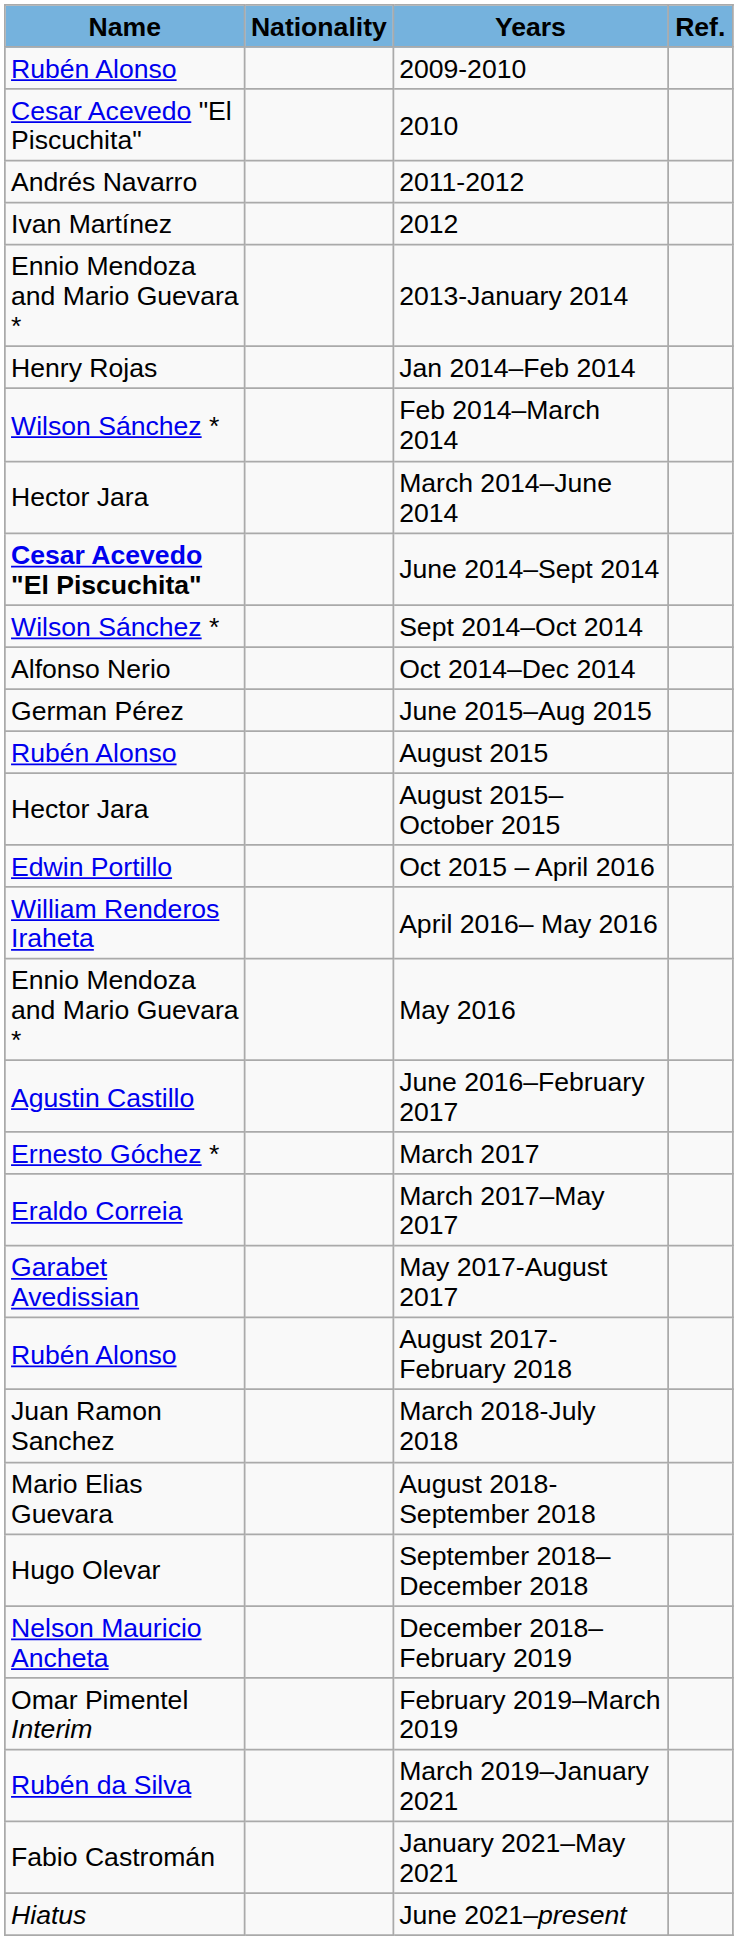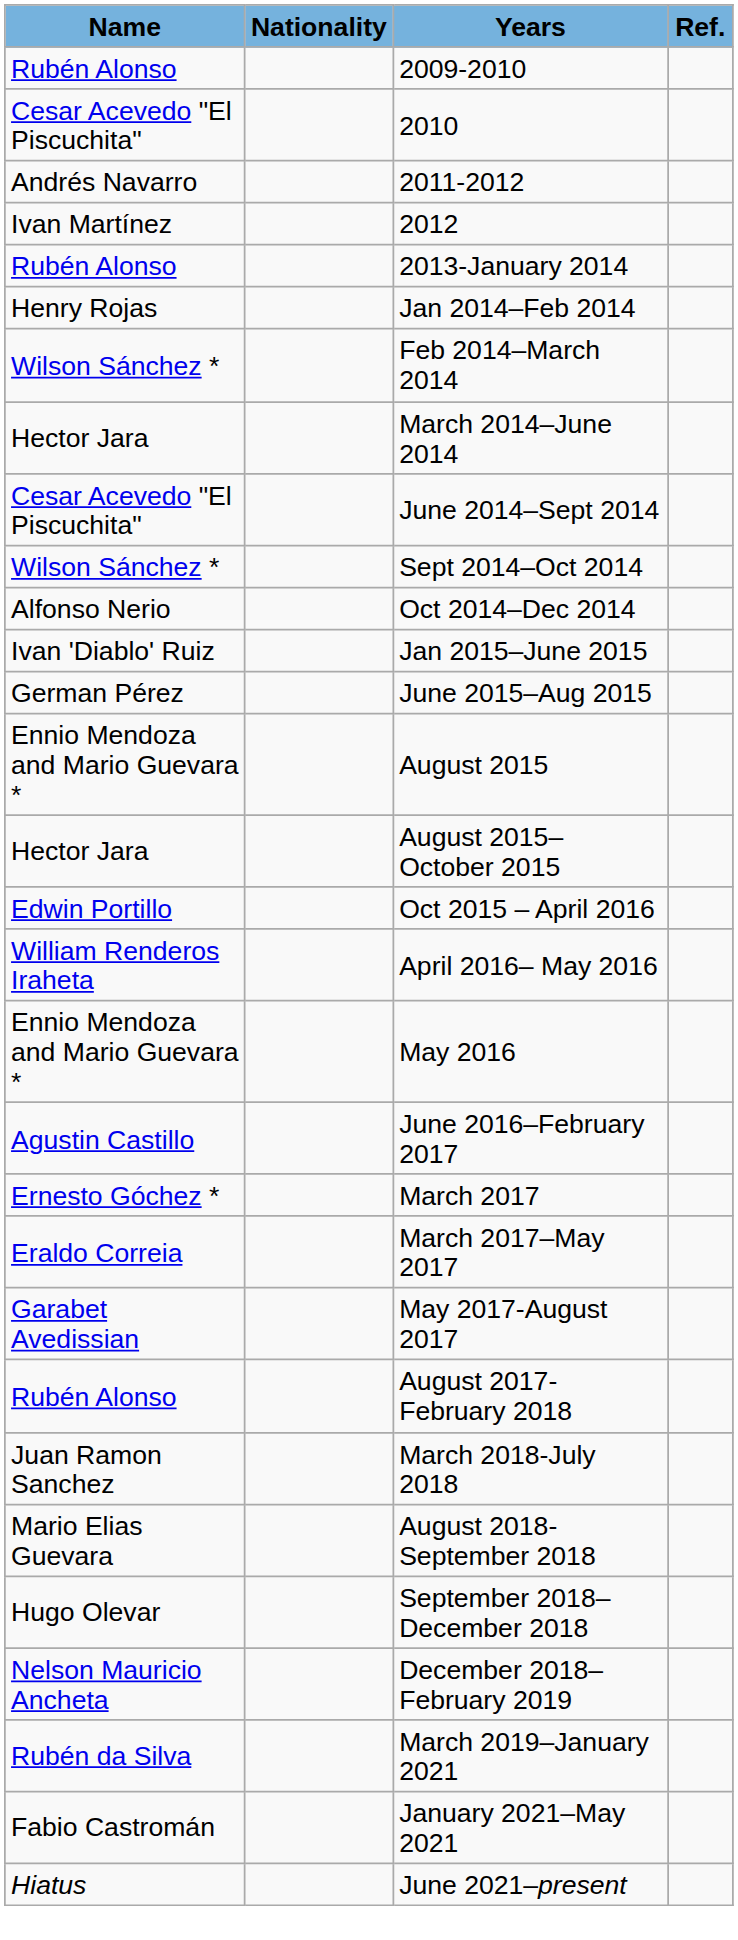(125, 296) Ennio Mendoza and Mario Guevara * -> (94, 266) Rubén Alonso
(107, 569) bold -> (121, 509) normal
+ row: (523, 650)
(94, 752) Rubén Alonso -> (125, 764) Ennio Mendoza and Mario Guevara *
- row: (530, 1713)
